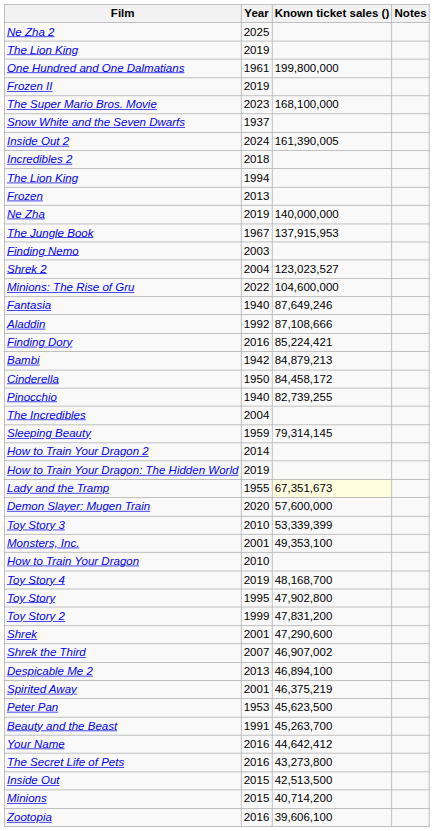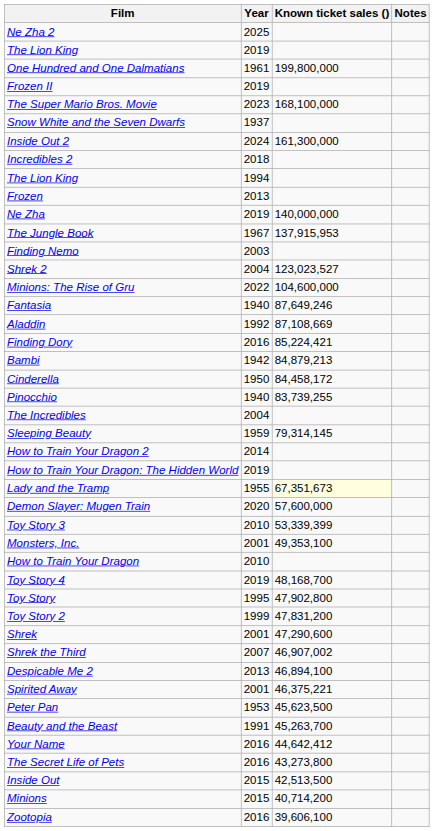(307, 141) 161,390,005 -> (307, 141) 161,300,000
(303, 324) 87,108,666 -> (303, 324) 87,108,669
(303, 397) 82,739,255 -> (303, 397) 83,739,255
(303, 689) 46,375,219 -> (303, 689) 46,375,221
